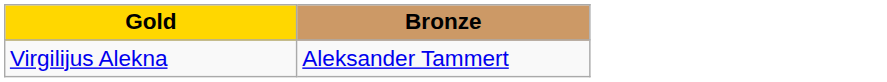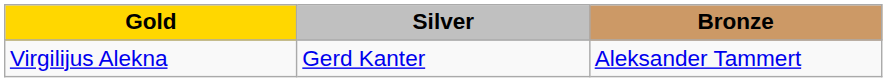+ column: (443, 22)
